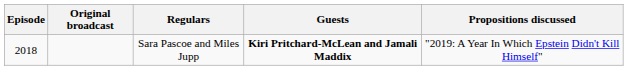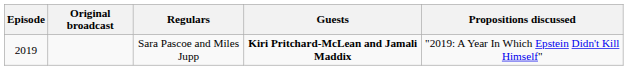(26, 50) 2018 -> (26, 50) 2019
